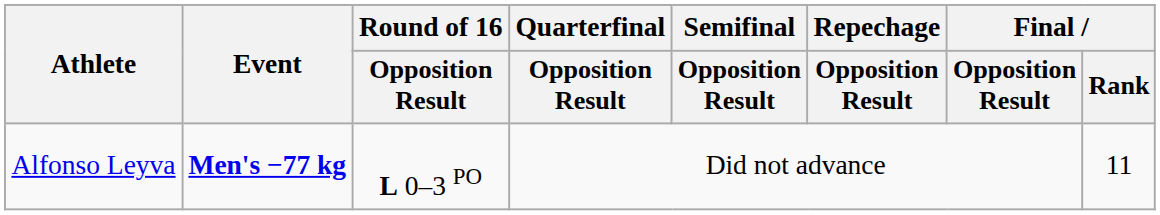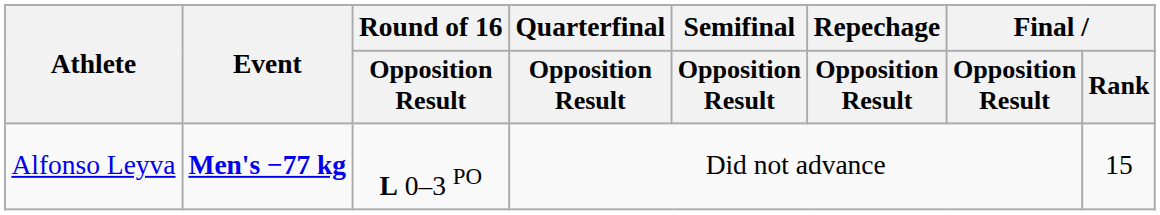(1119, 166) 11 -> (1119, 166) 15
